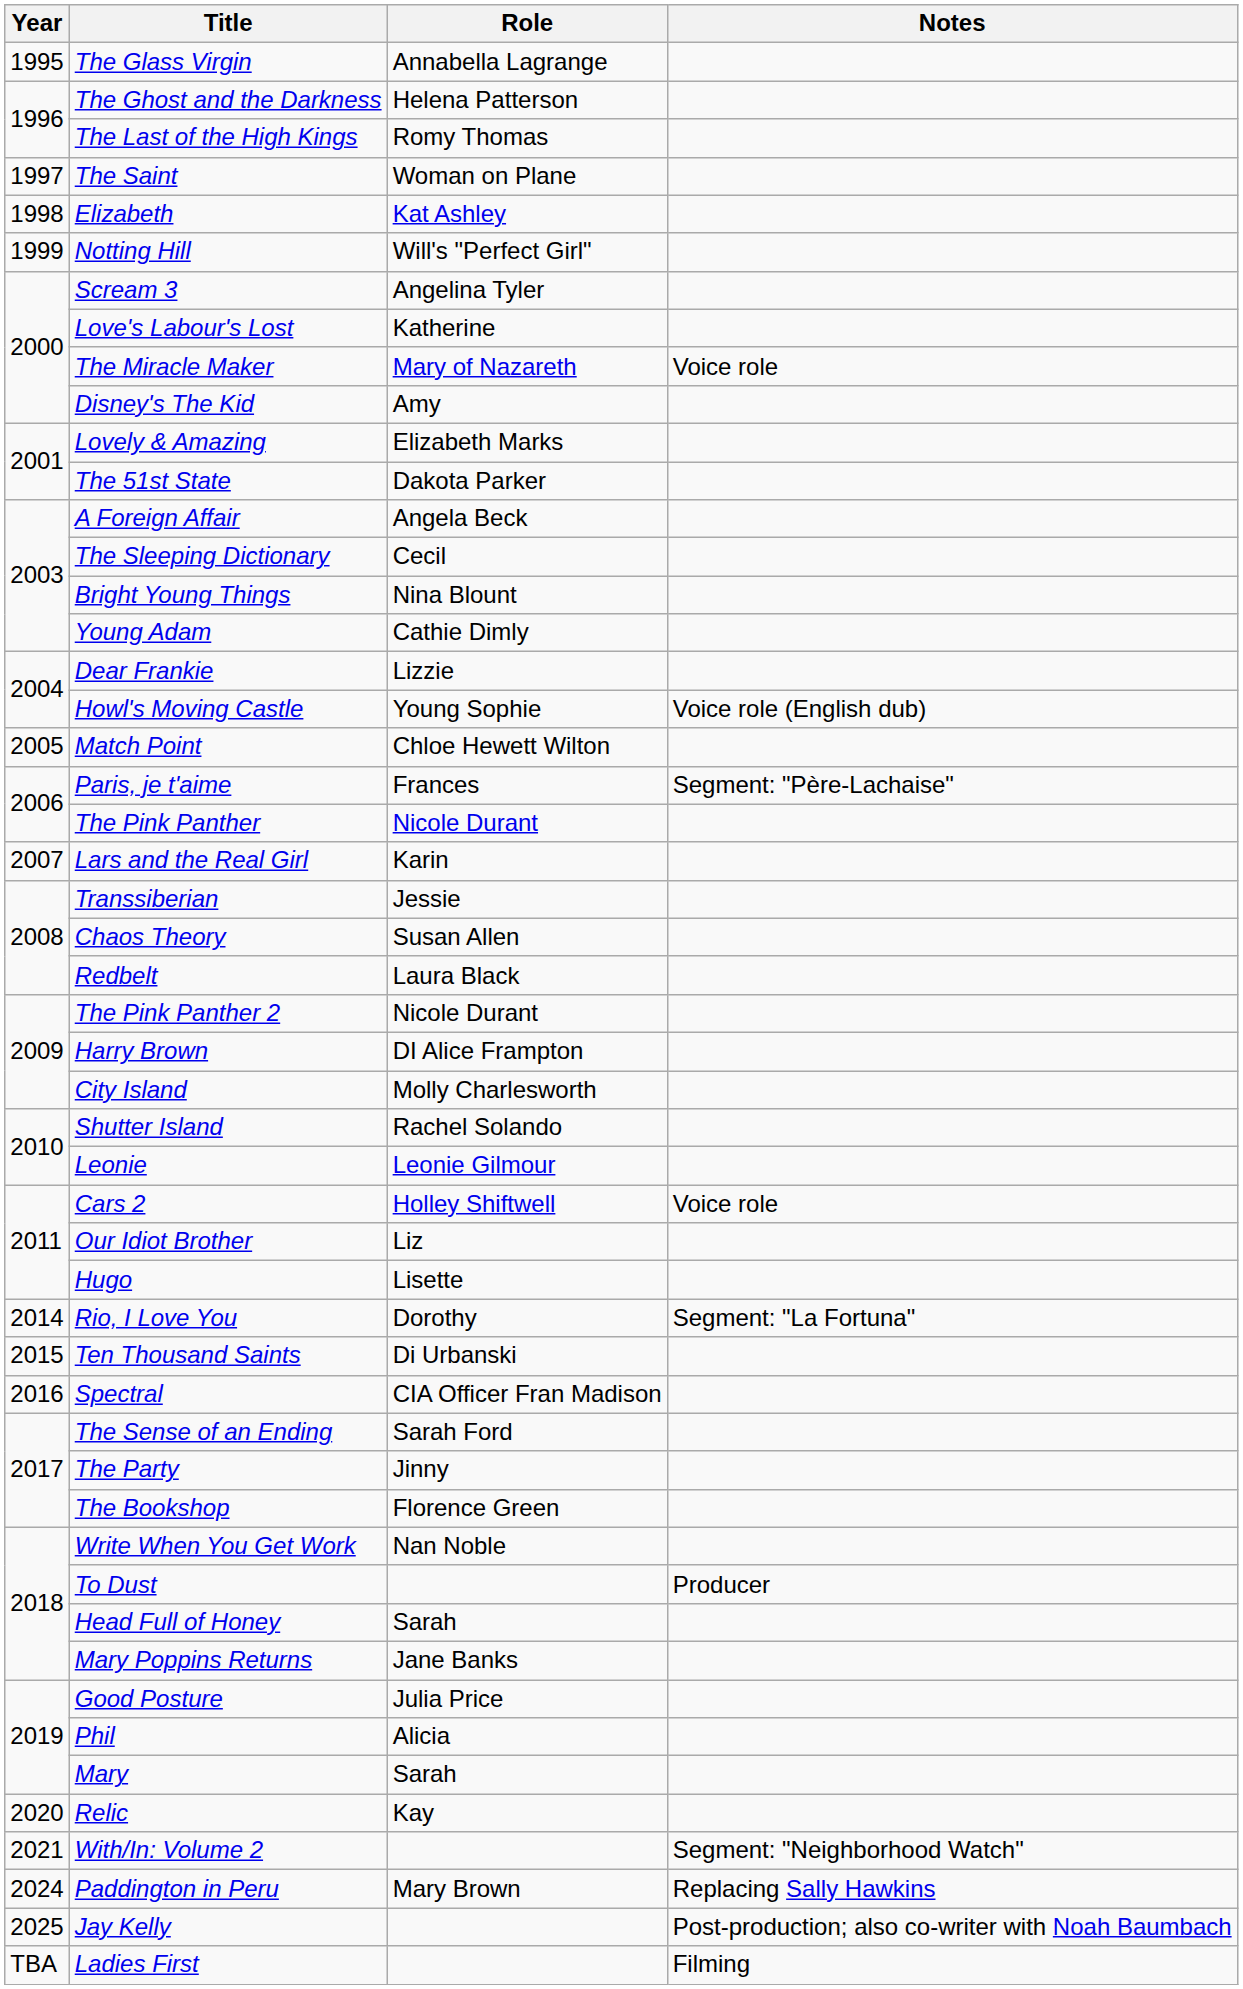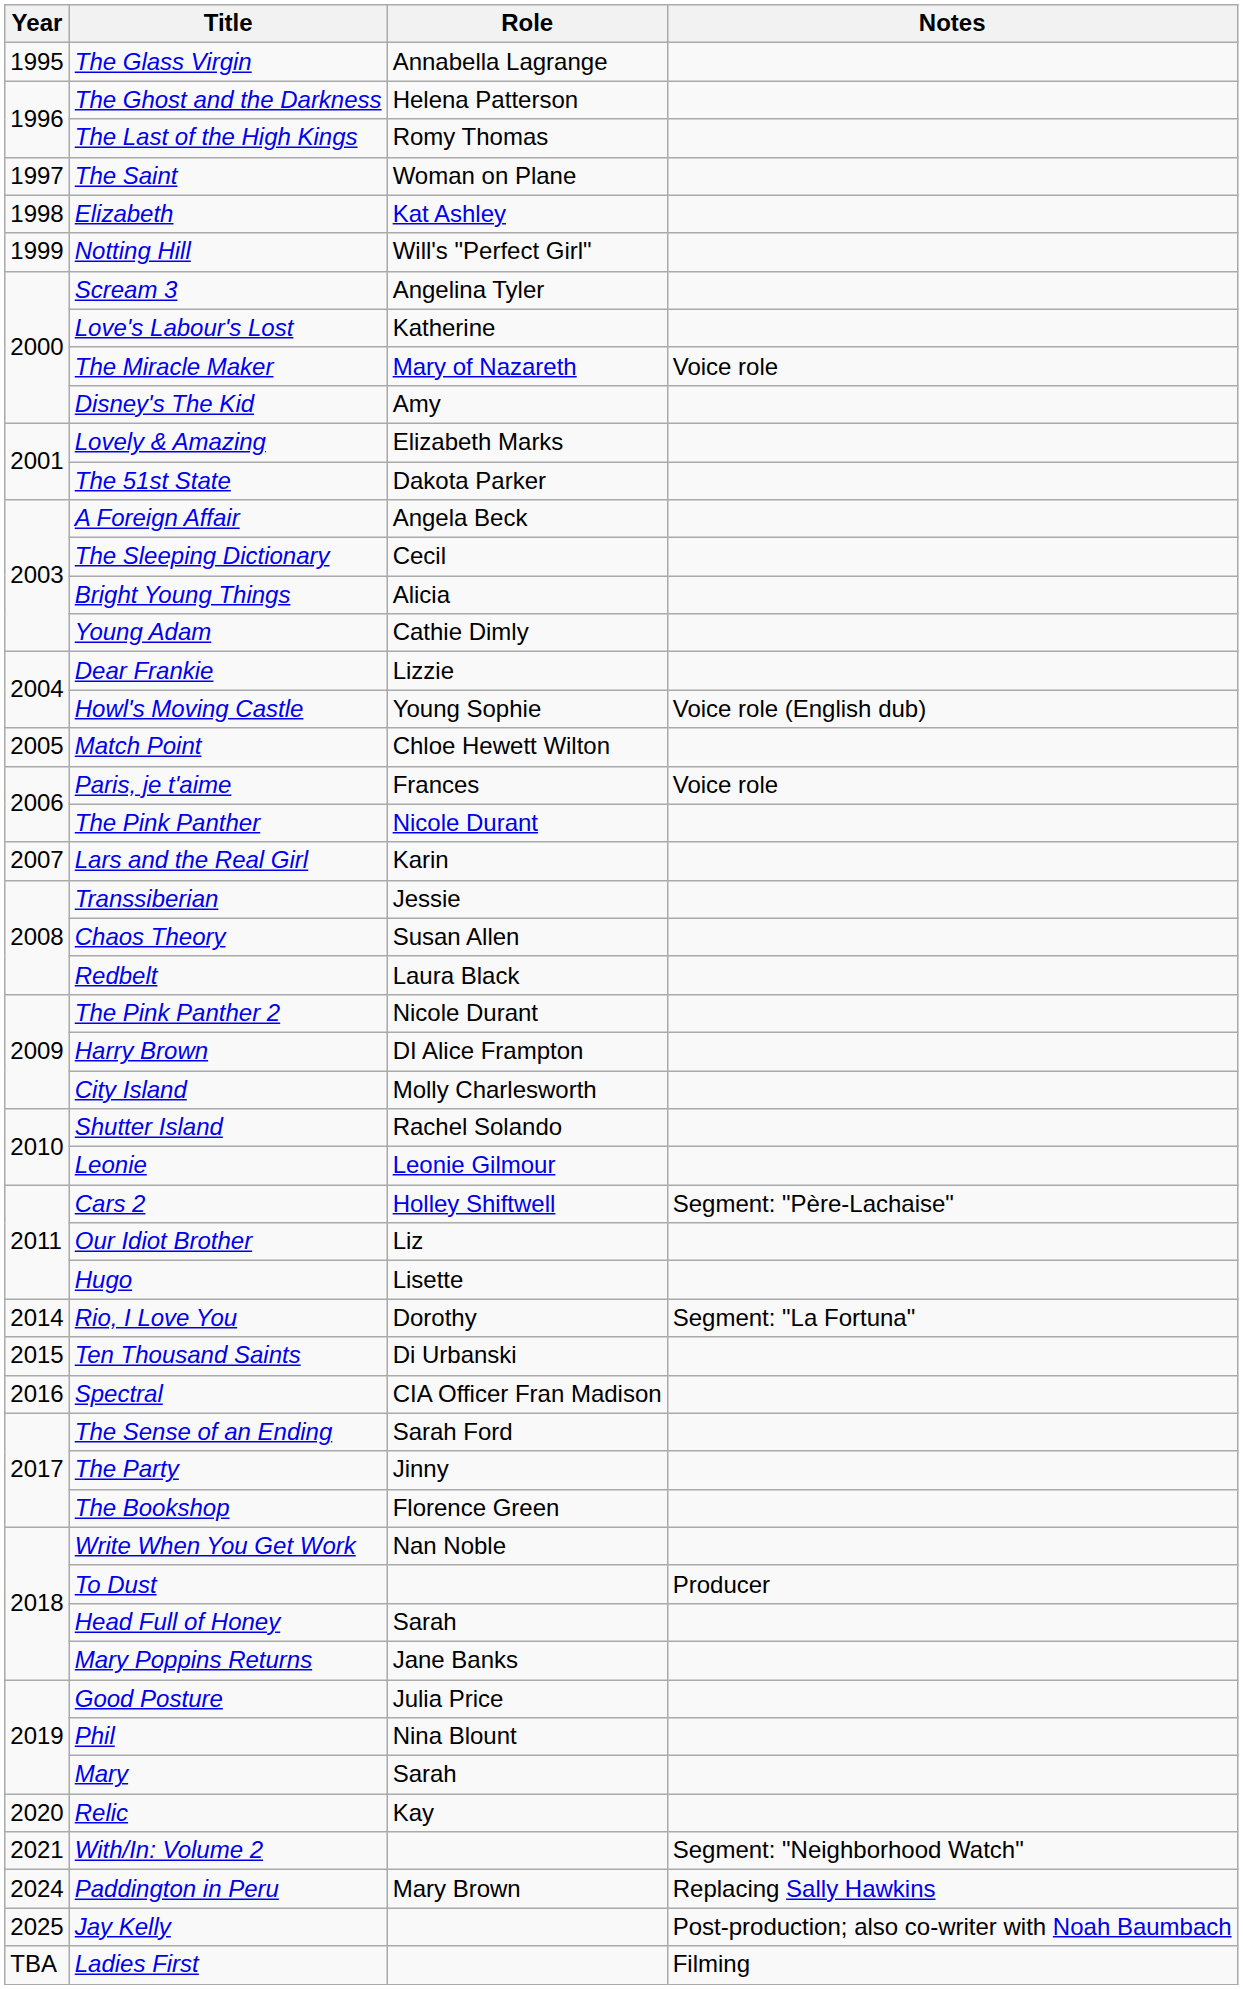(455, 594) Nina Blount -> (421, 594) Alicia
(813, 784) Segment: "Père-Lachaise" -> (725, 784) Voice role
(725, 1203) Voice role -> (813, 1203) Segment: "Père-Lachaise"
(421, 1736) Alicia -> (455, 1736) Nina Blount
